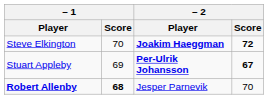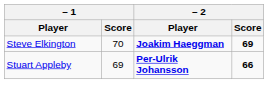(248, 43) 72 -> (248, 43) 69
(248, 65) 67 -> (248, 65) 66
- row: (42, 86)
